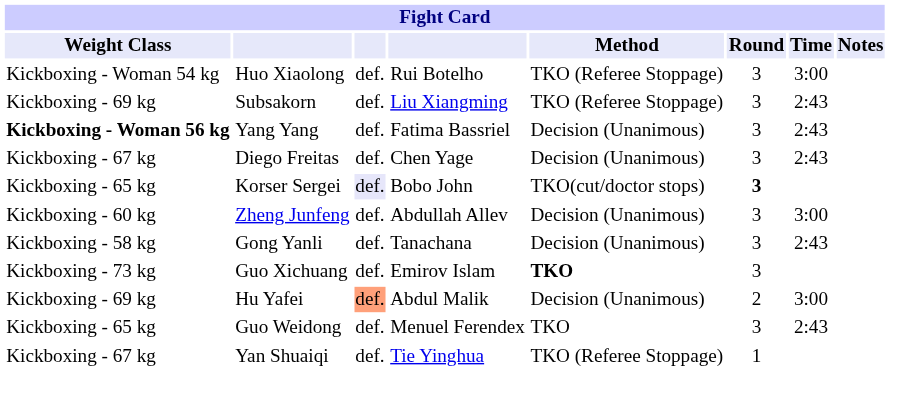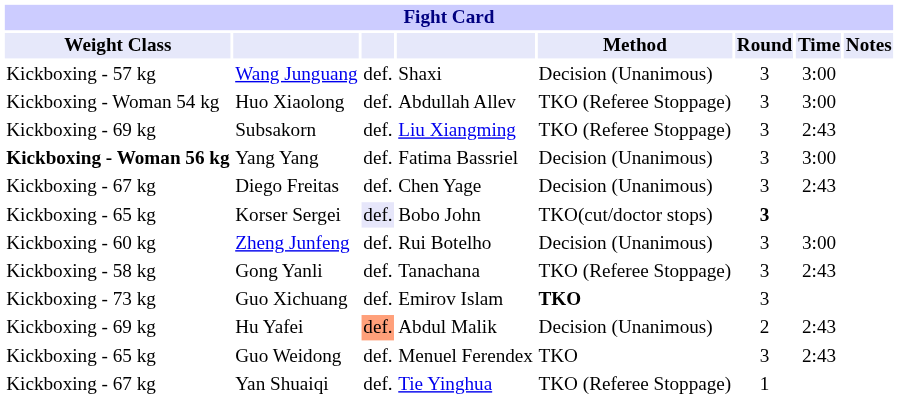+ row: (296, 73)
(437, 73) Rui Botelho -> (457, 101) Abdullah Allev
(811, 130) 2:43 -> (819, 158) 3:00
(449, 214) Abdullah Allev -> (445, 242) Rui Botelho
(618, 242) Decision (Unanimous) -> (635, 271) TKO (Referee Stoppage)
(811, 299) 3:00 -> (819, 327) 2:43
